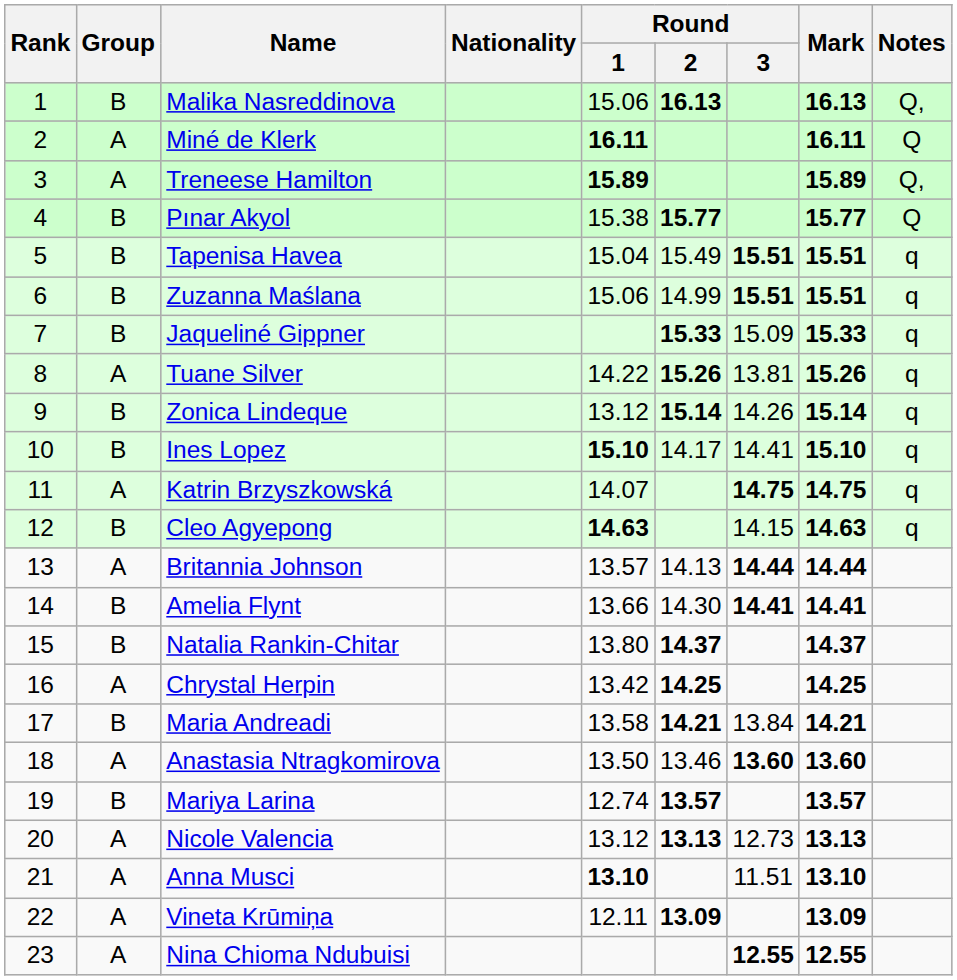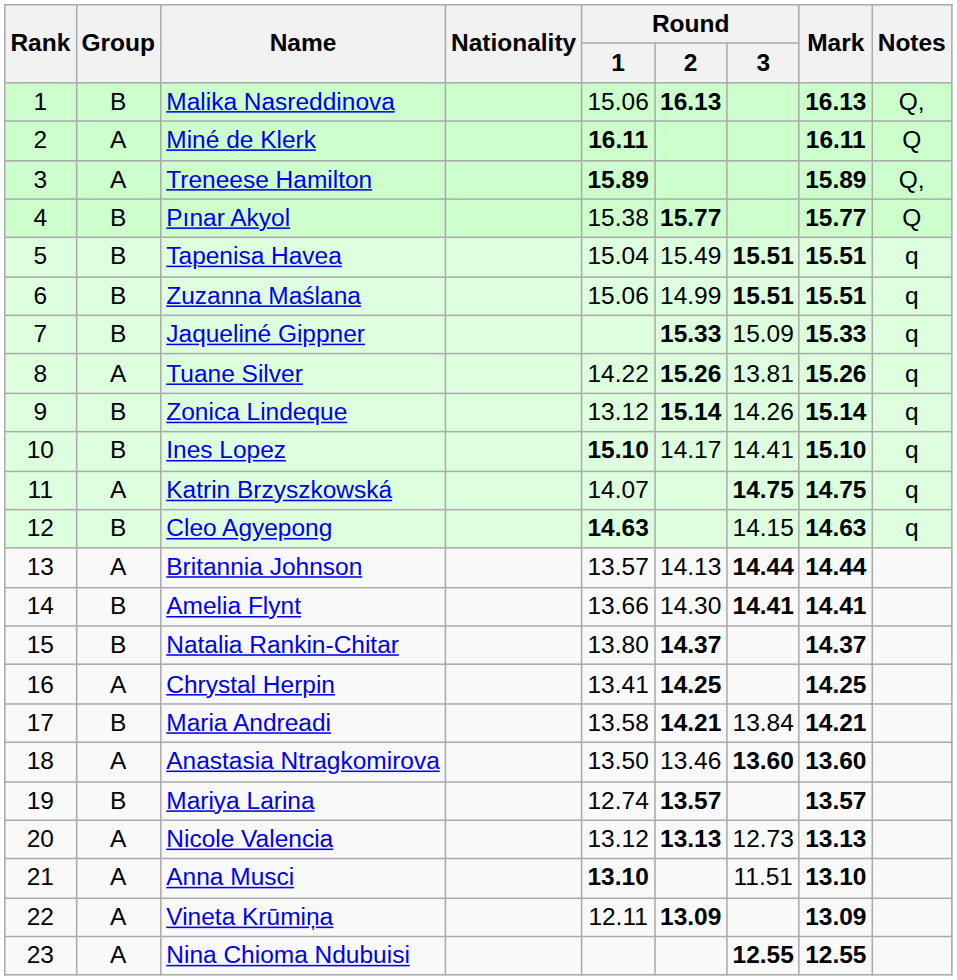(618, 683) 13.42 -> (618, 683) 13.41
